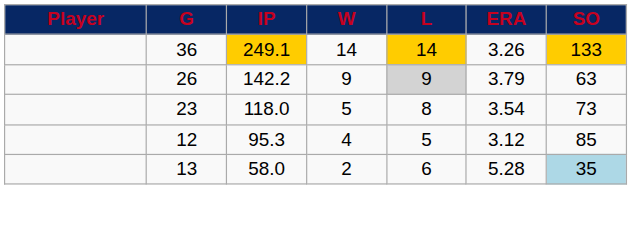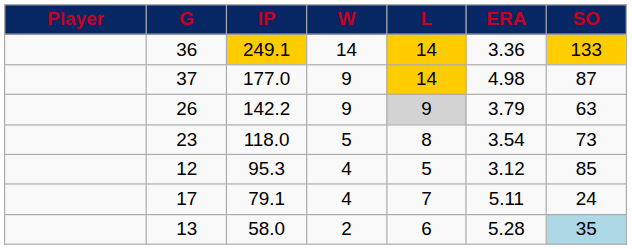(506, 49) 3.26 -> (506, 49) 3.36
+ row: (187, 79)
+ row: (187, 199)
